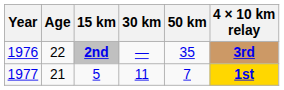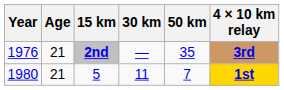(58, 52) 22 -> (58, 52) 21
(23, 74) 1977 -> (23, 74) 1980
